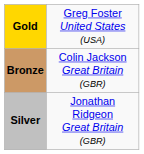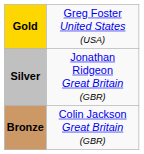rows swapped: (25, 120) <-> (25, 70)
